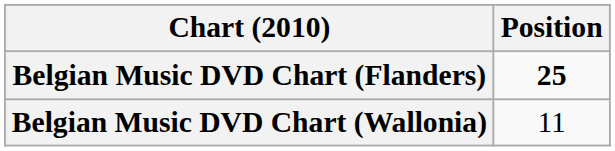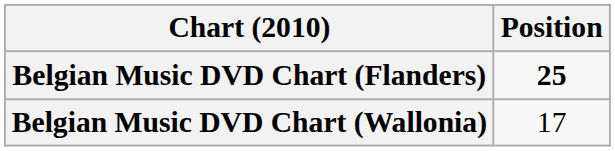(552, 121) 11 -> (552, 121) 17
